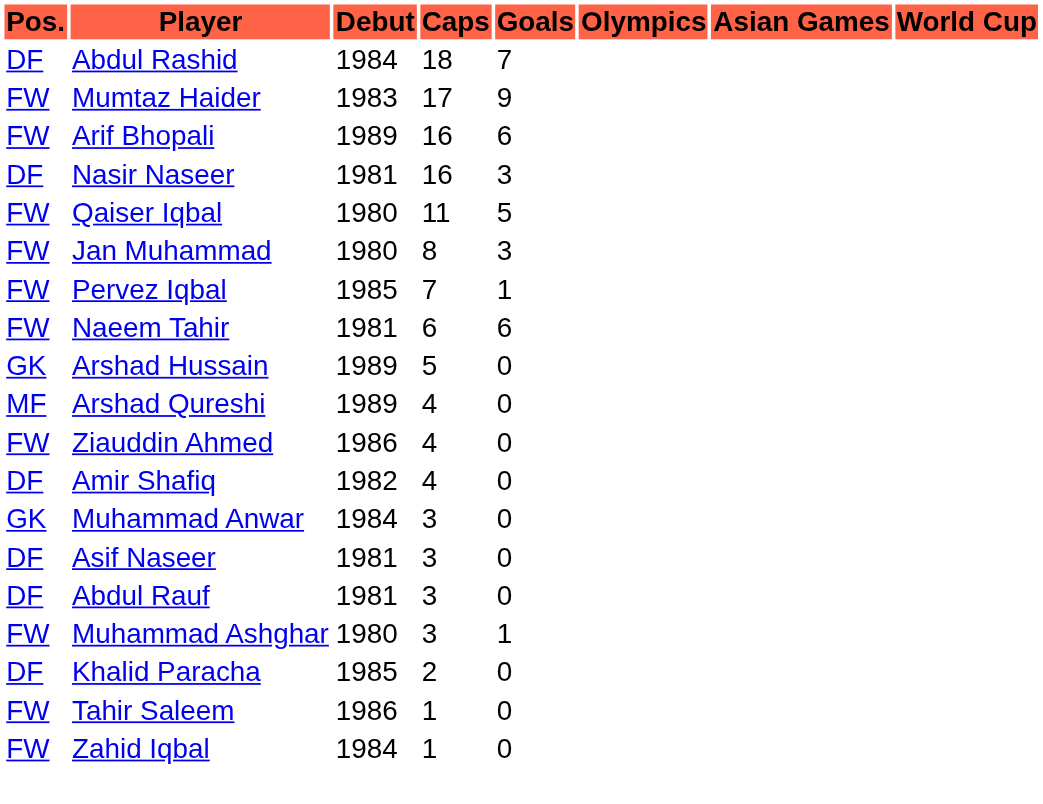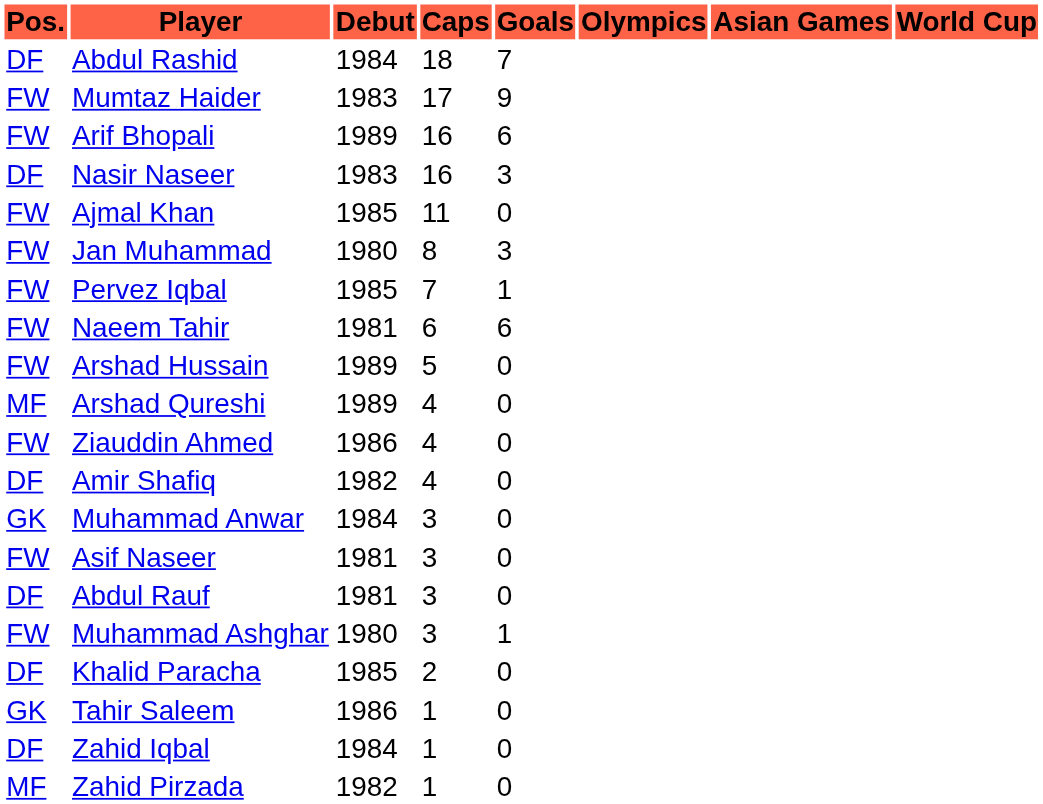(367, 174) 1981 -> (367, 174) 1983
+ row: (143, 212)
- row: (147, 212)
(26, 366) GK -> (28, 366) FW
(25, 557) DF -> (28, 557) FW
(28, 710) FW -> (26, 710) GK
(28, 748) FW -> (25, 748) DF
+ row: (158, 787)
